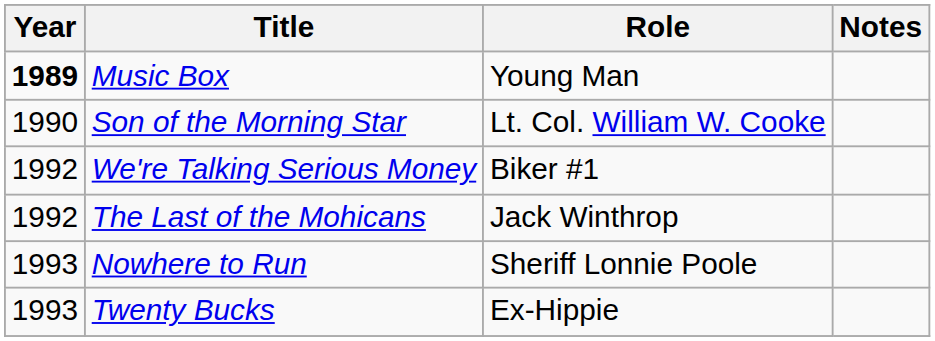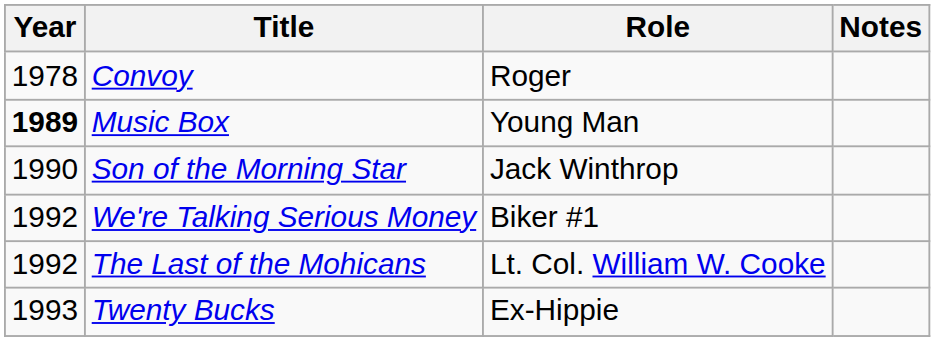+ row: (142, 75)
(658, 122) Lt. Col. William W. Cooke -> (584, 169) Jack Winthrop
(584, 216) Jack Winthrop -> (658, 264) Lt. Col. William W. Cooke
- row: (199, 264)
